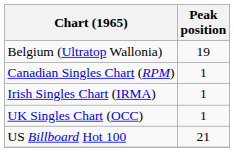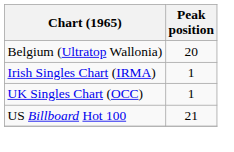(203, 51) 19 -> (191, 51) 20
- row: (91, 72)
